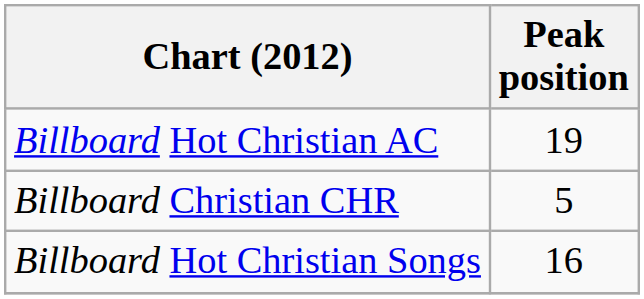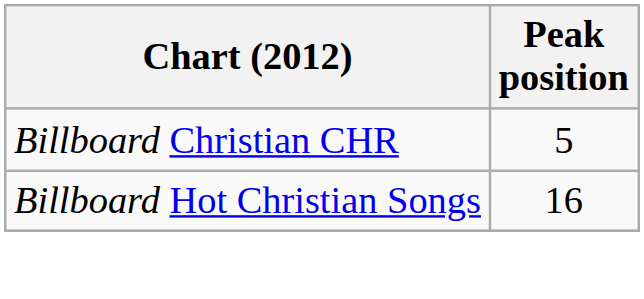- row: (226, 139)
